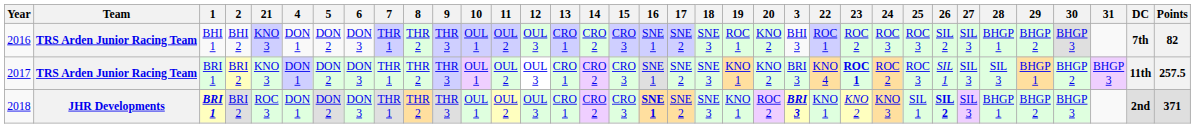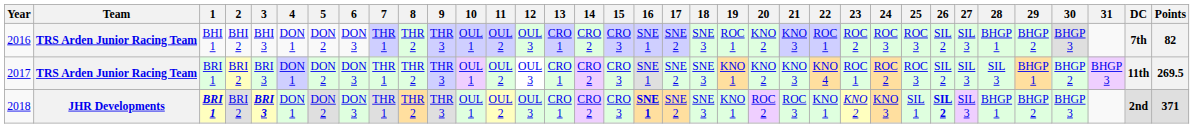columns swapped: (797, 13) <-> (267, 13)
(856, 72) bold -> (855, 72) normal
(945, 72) SIL 1 -> (943, 72) SIL 2
(1172, 72) 257.5 -> (1170, 72) 269.5
